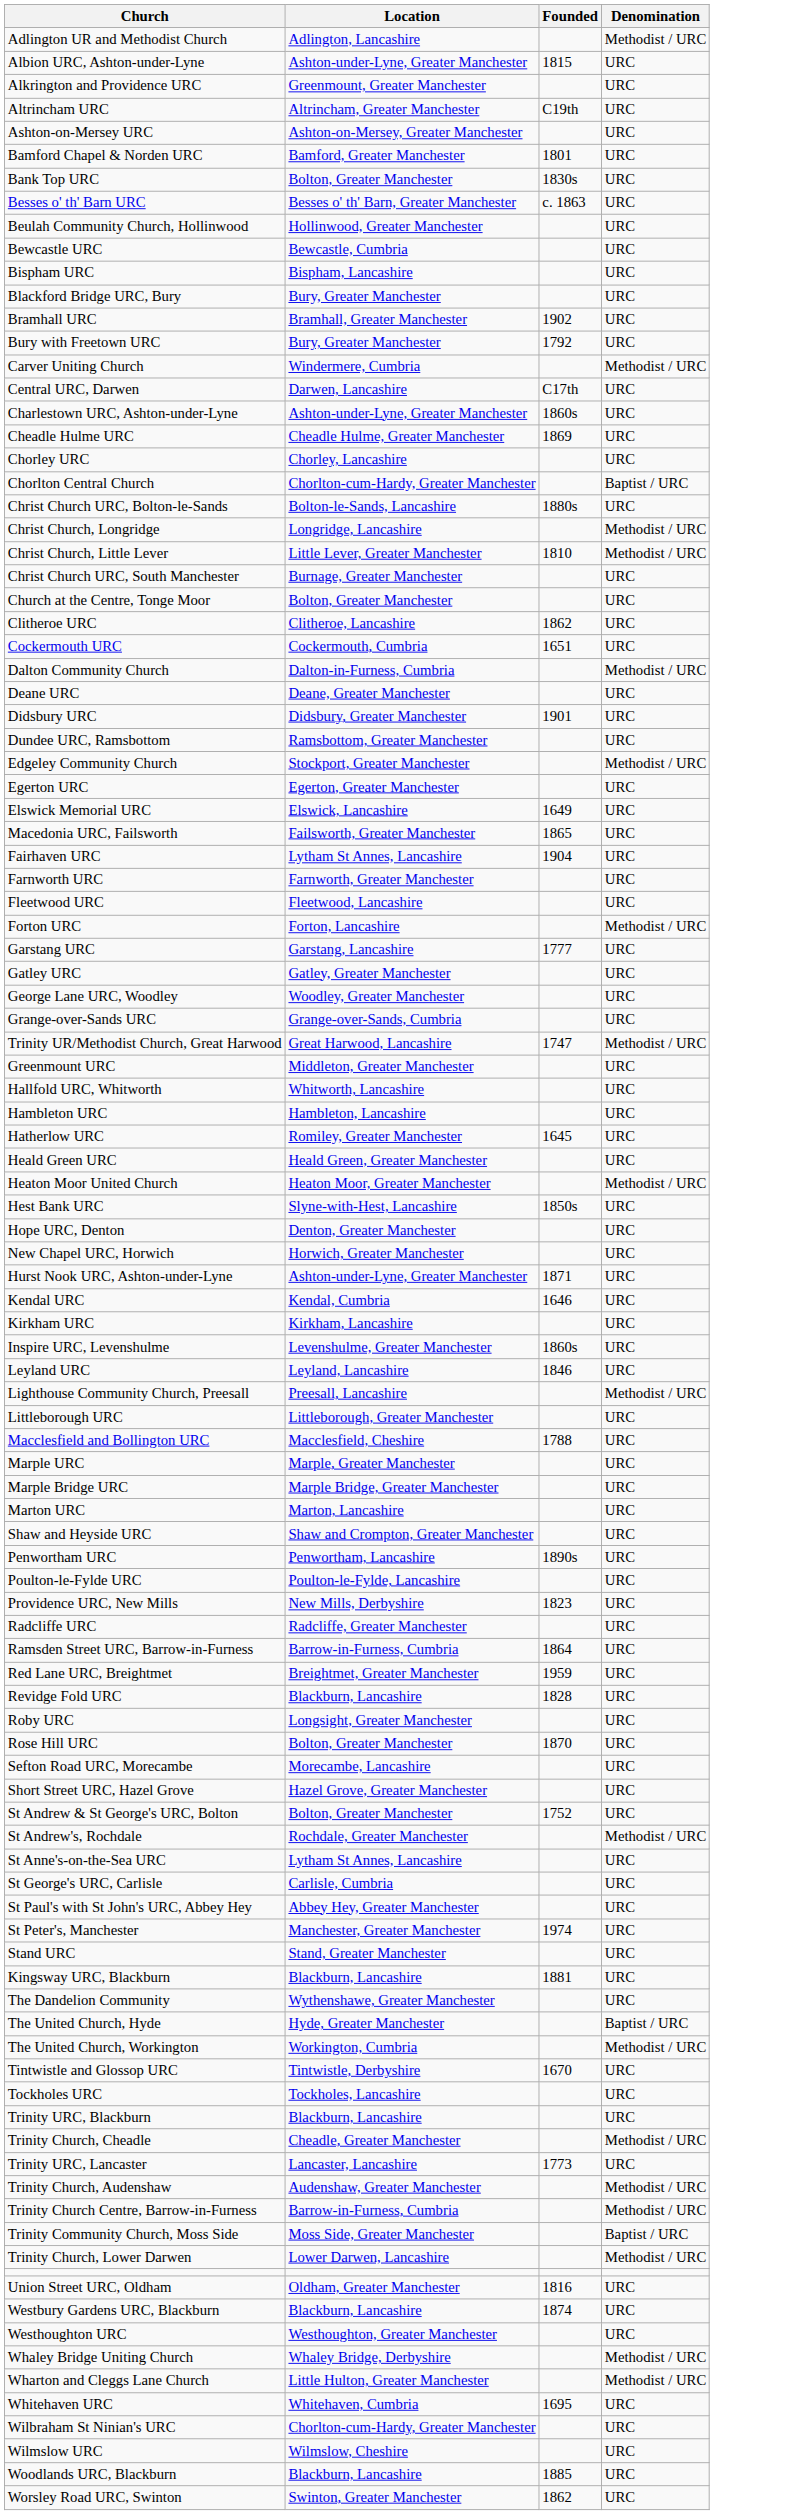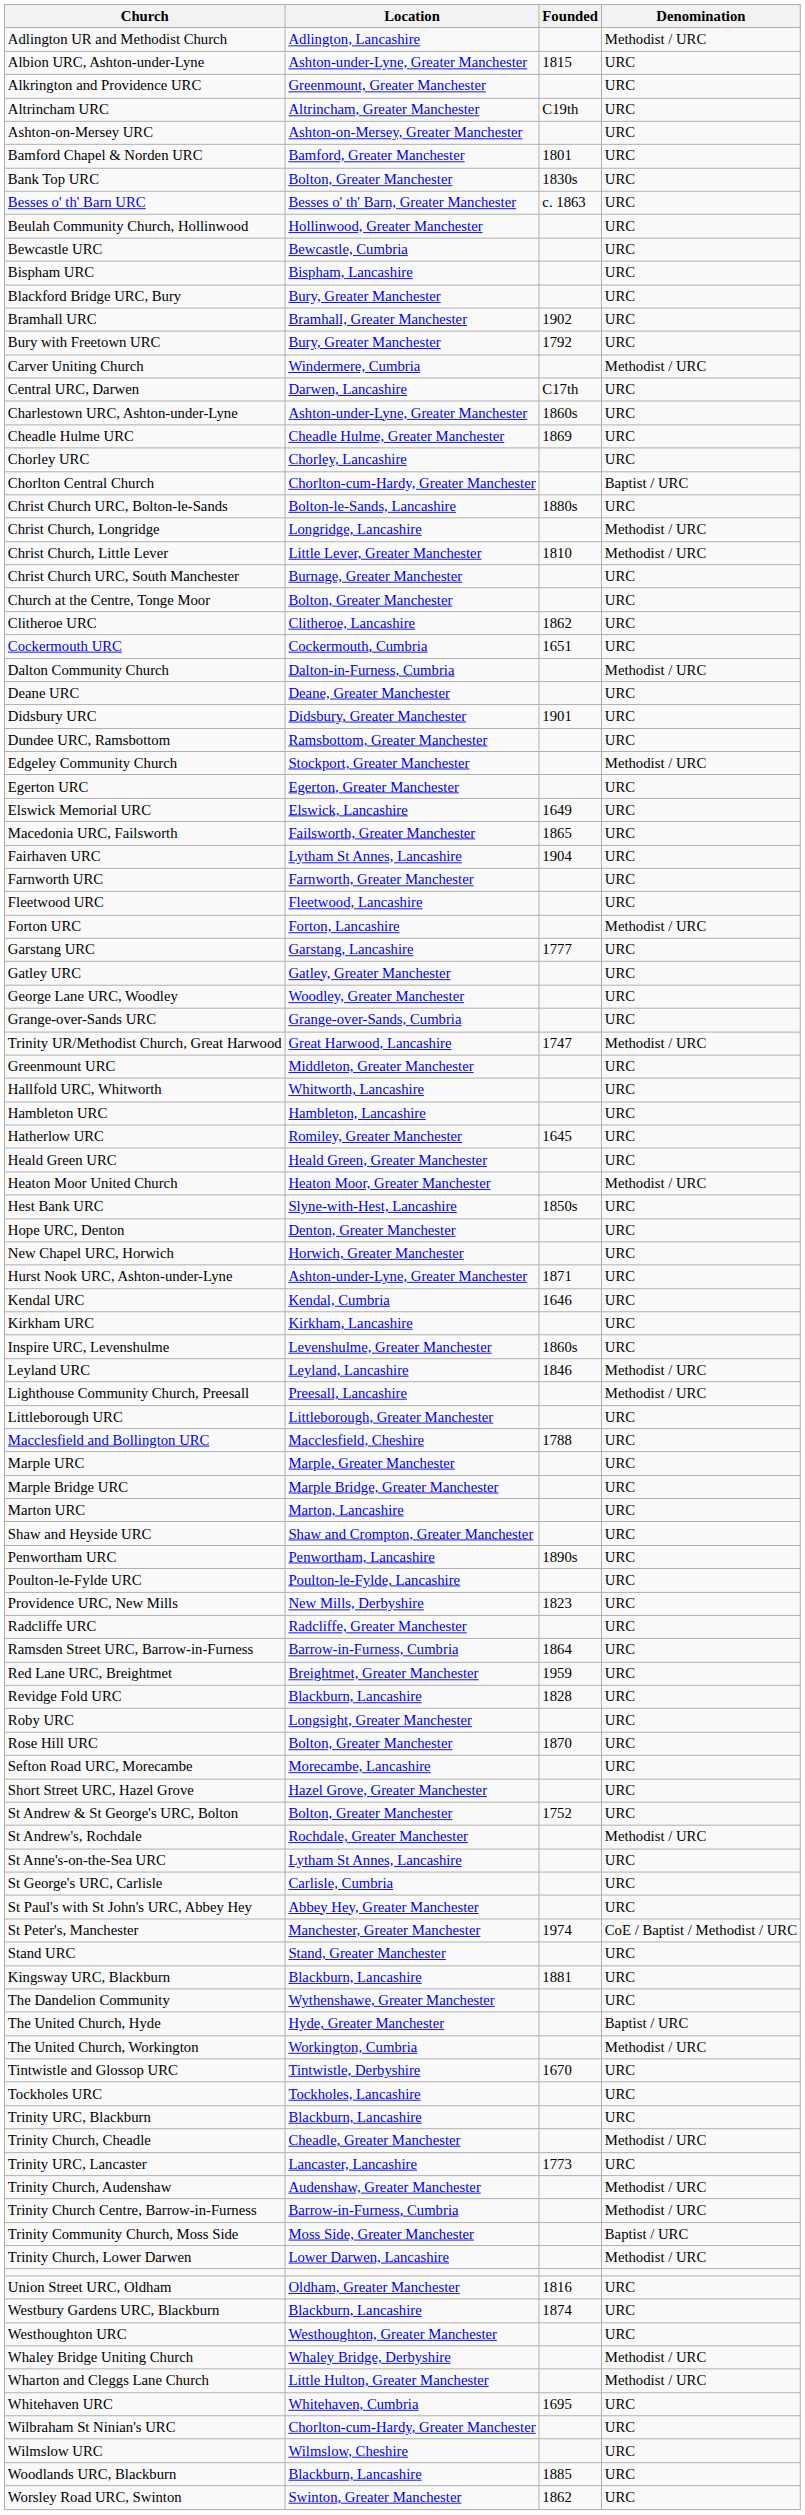(620, 1370) URC -> (655, 1370) Methodist / URC
(620, 1930) URC -> (701, 1930) CoE / Baptist / Methodist / URC
